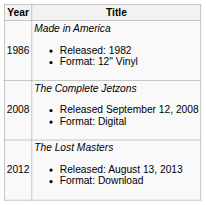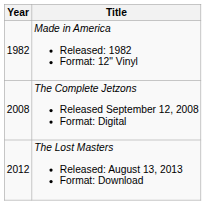(18, 50) 1986 -> (18, 50) 1982
